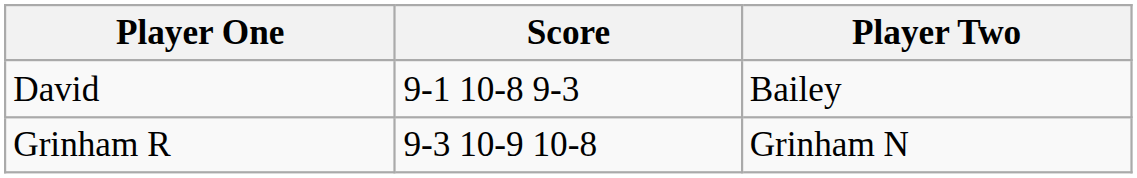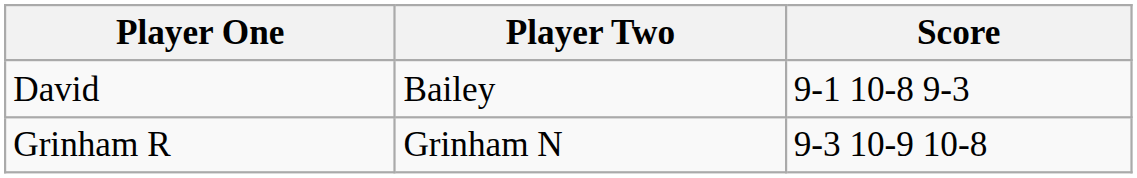columns swapped: (937, 32) <-> (568, 32)
